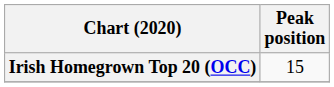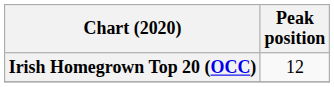(295, 67) 15 -> (295, 67) 12
